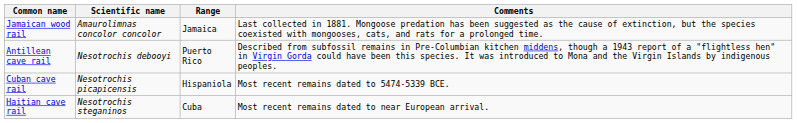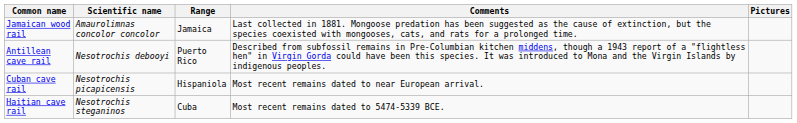+ column: (770, 11)
(344, 84) Most recent remains dated to 5474-5339 BCE. -> (358, 84) Most recent remains dated to near European arrival.
(363, 107) Most recent remains dated to near European arrival. -> (339, 107) Most recent remains dated to 5474-5339 BCE.
